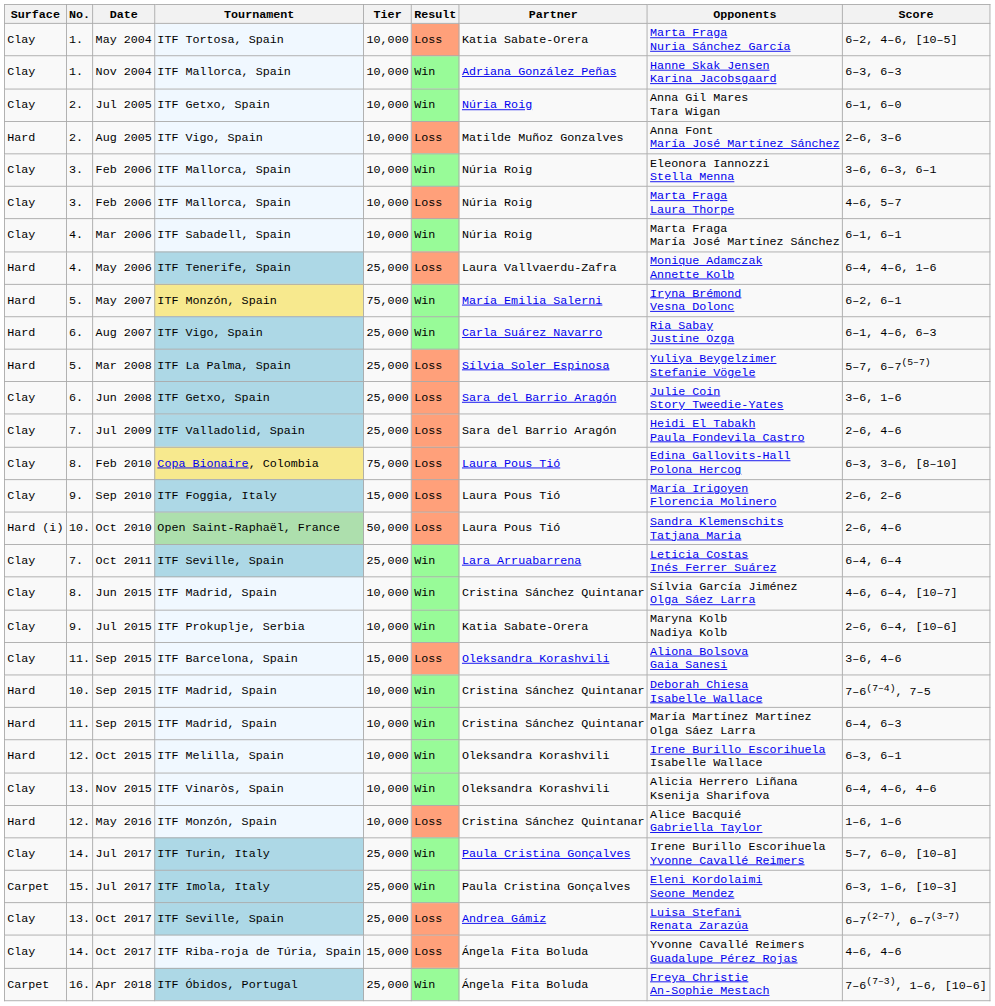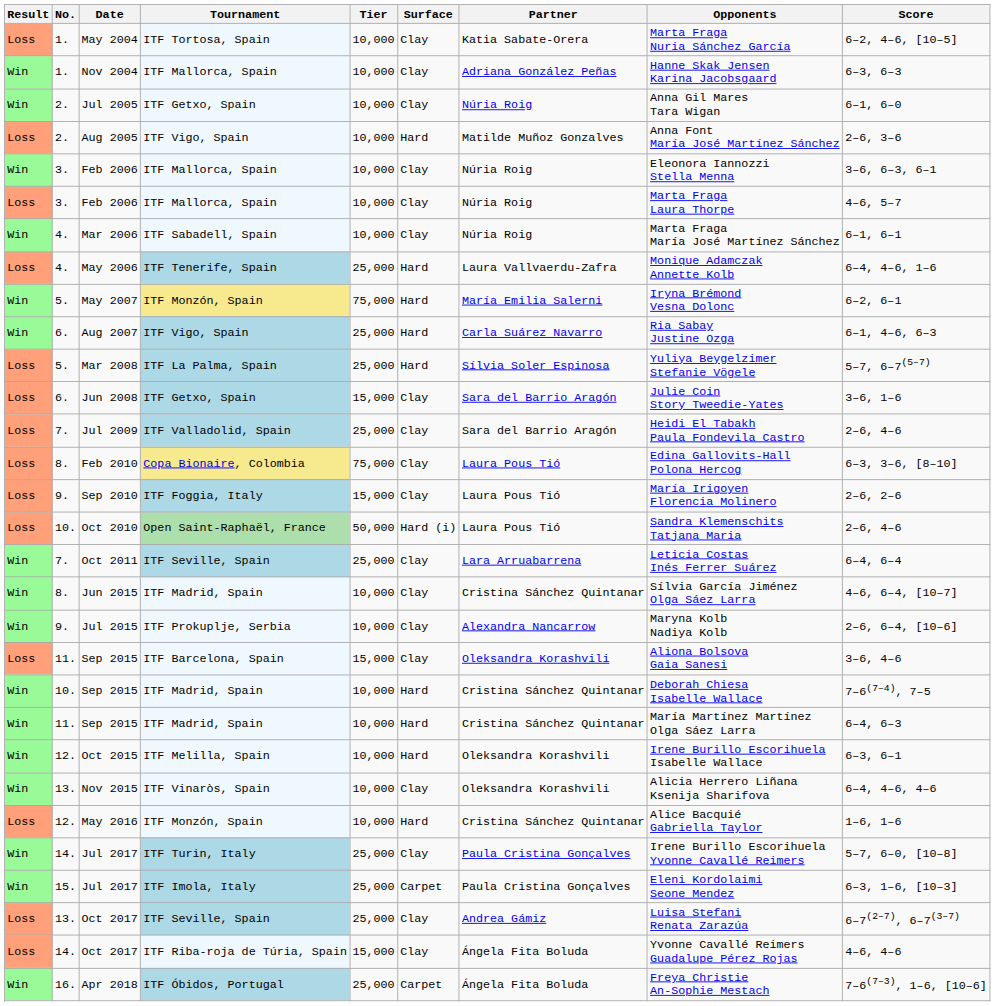columns swapped: (435, 14) <-> (35, 14)
(388, 398) 25,000 -> (374, 398) 15,000
(525, 626) Katia Sabate-Orera -> (529, 626) Alexandra Nancarrow
